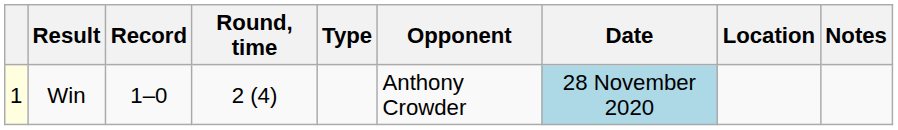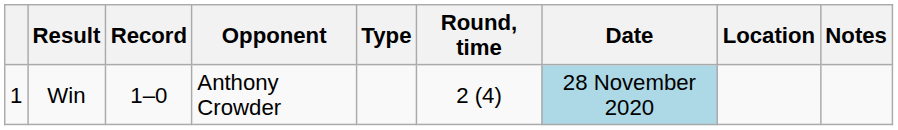columns swapped: (459, 35) <-> (255, 35)
(16, 95) lightyellow background -> (16, 95) no background
